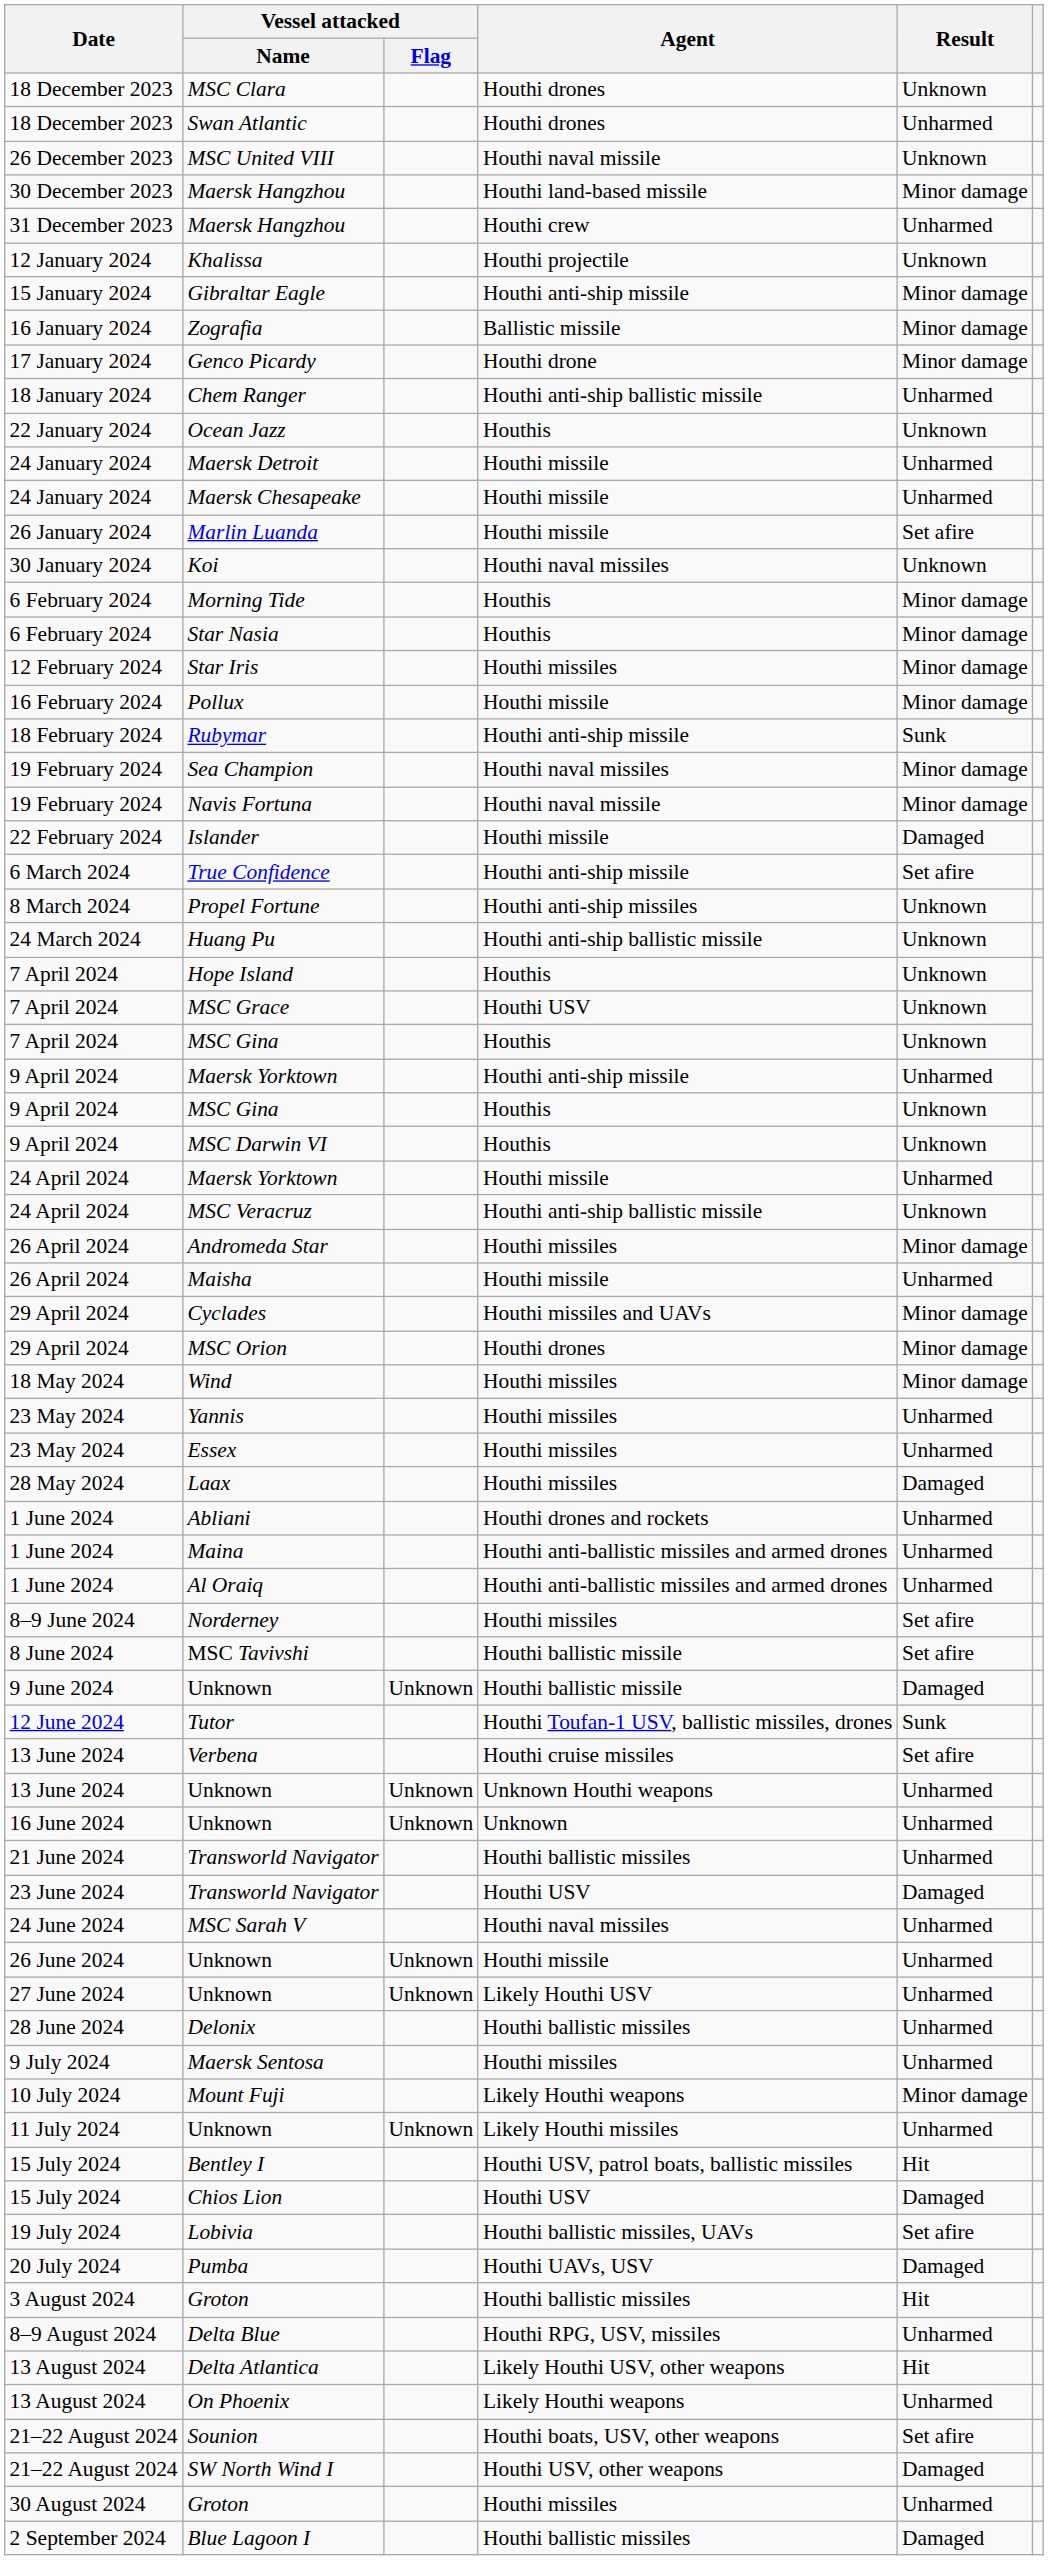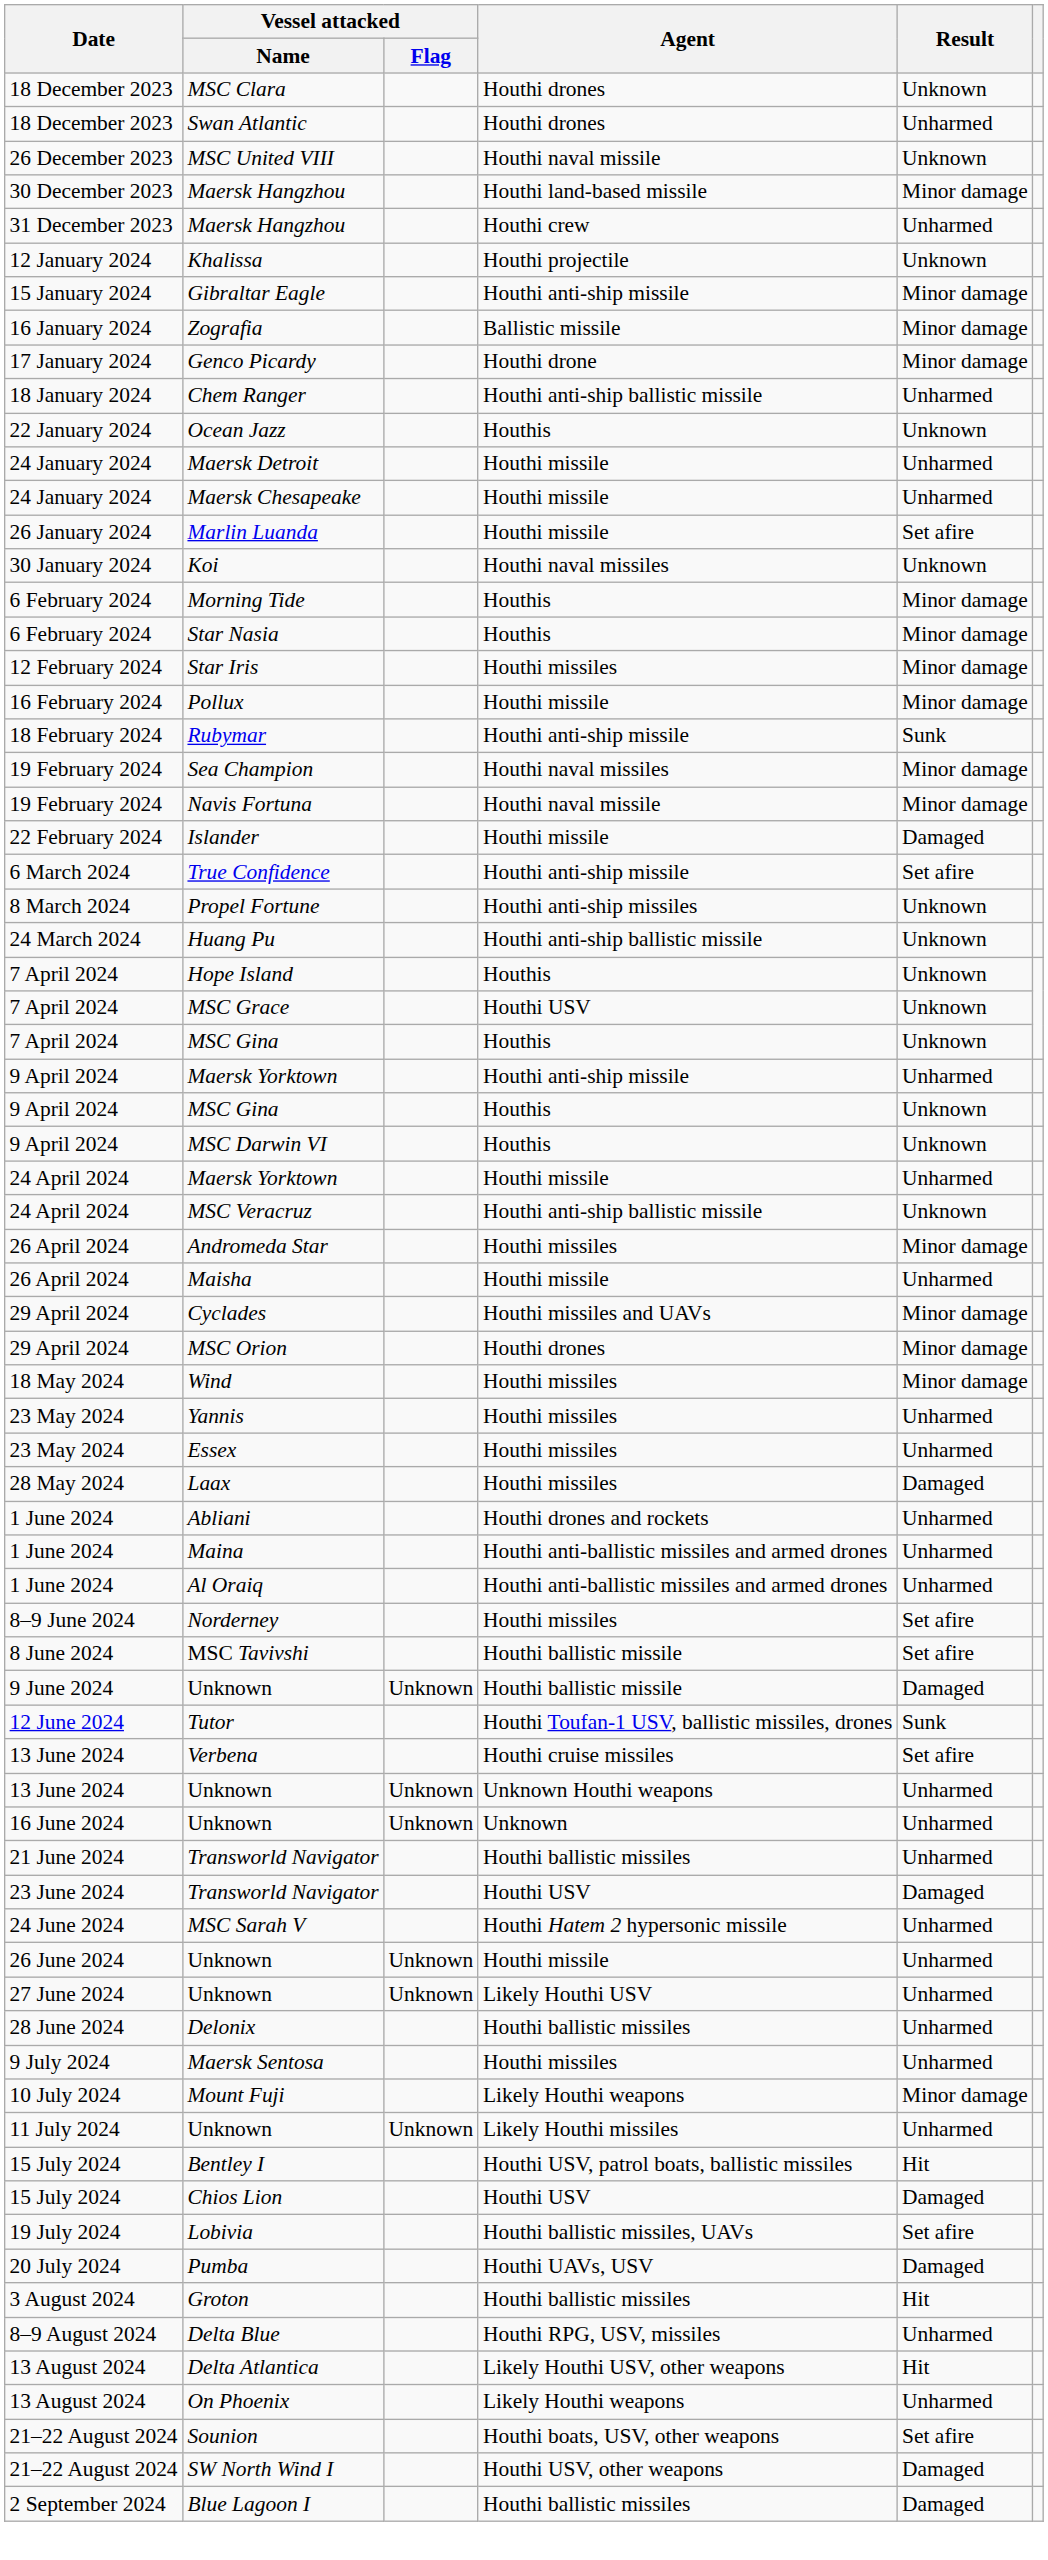(576, 1925) Houthi naval missiles -> (635, 1925) Houthi Hatem 2 hypersonic missile
- row: (78, 2503)
